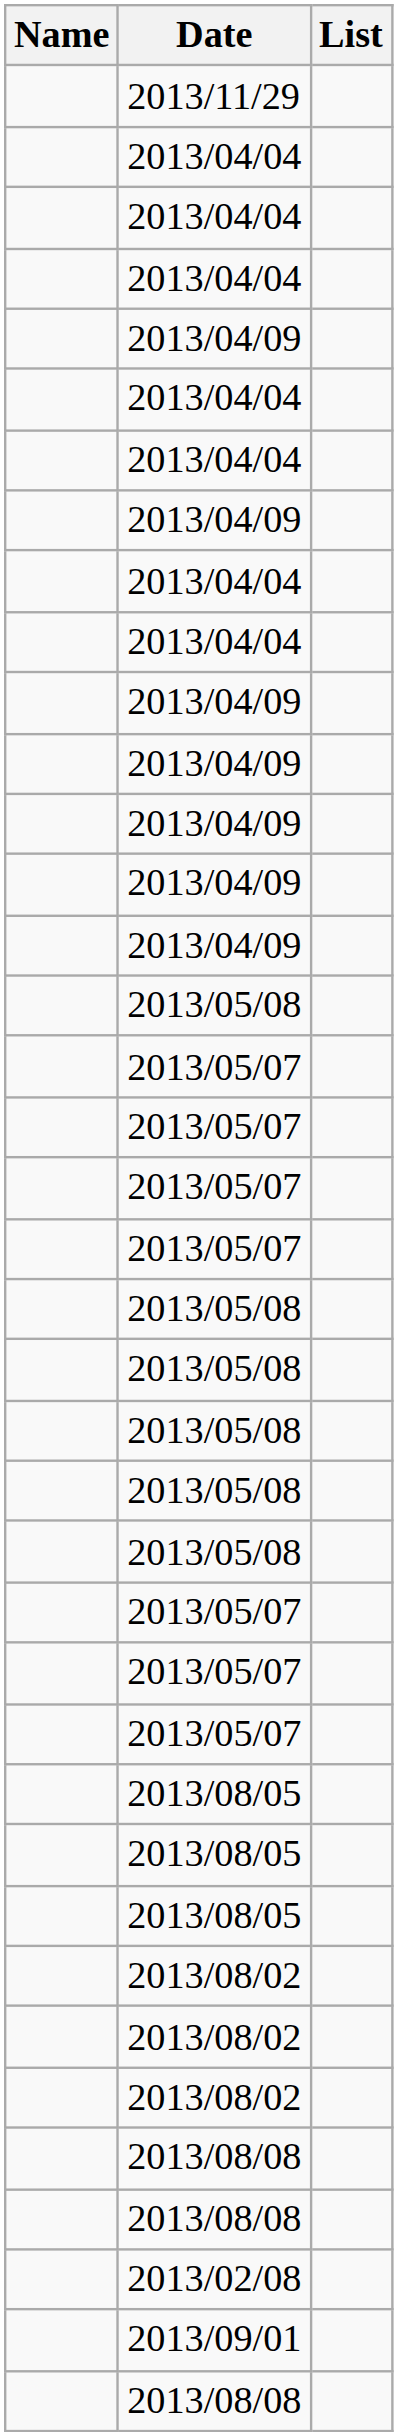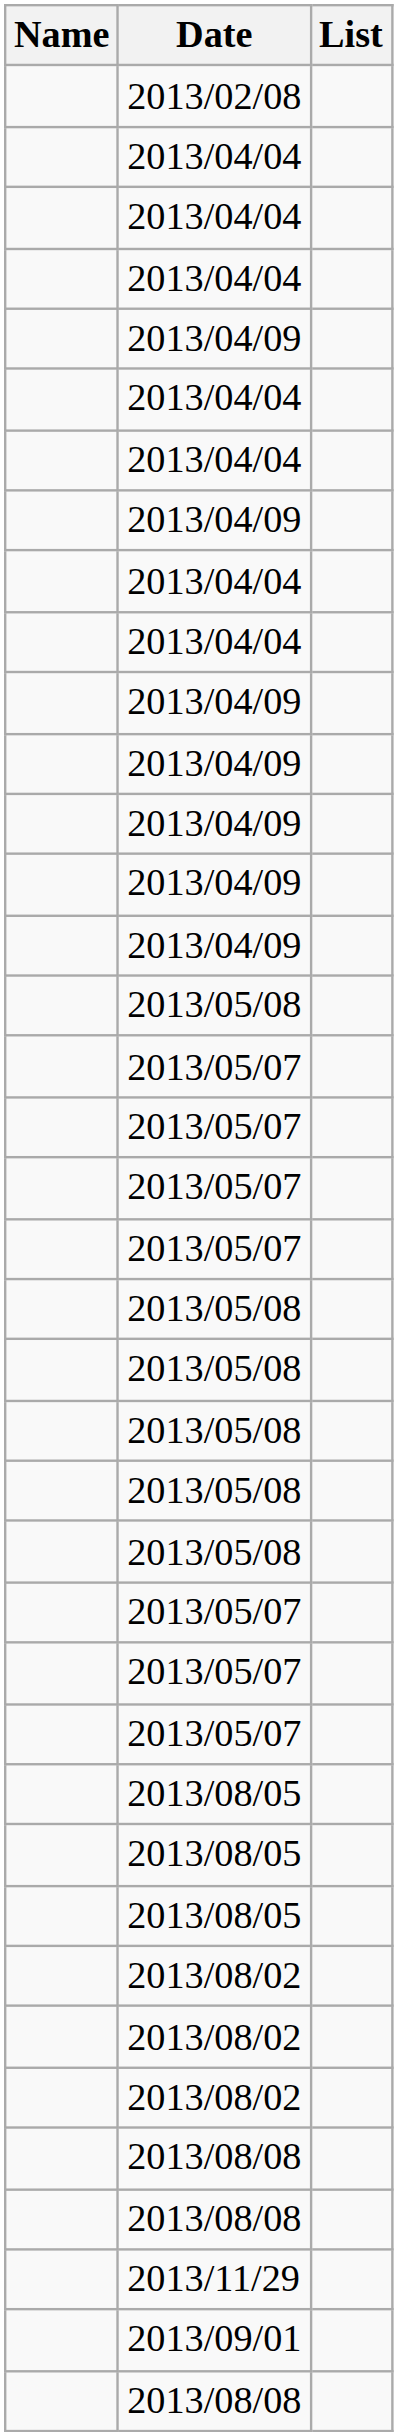rows swapped: (62, 2279) <-> (62, 96)
